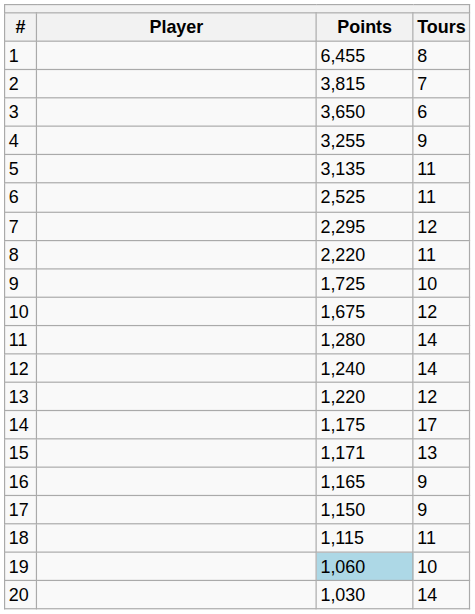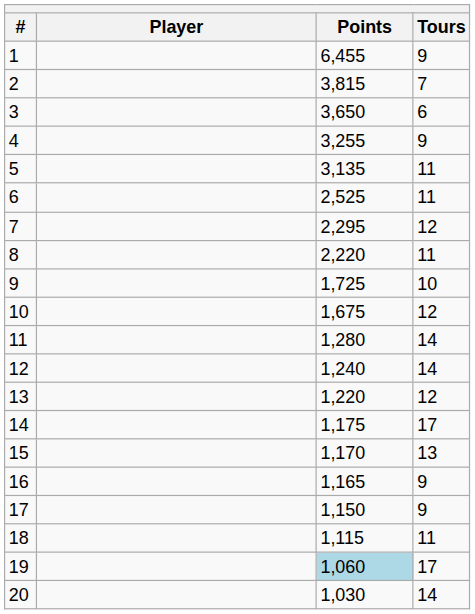(422, 56) 8 -> (422, 56) 9
(343, 453) 1,171 -> (343, 453) 1,170
(427, 567) 10 -> (427, 567) 17
